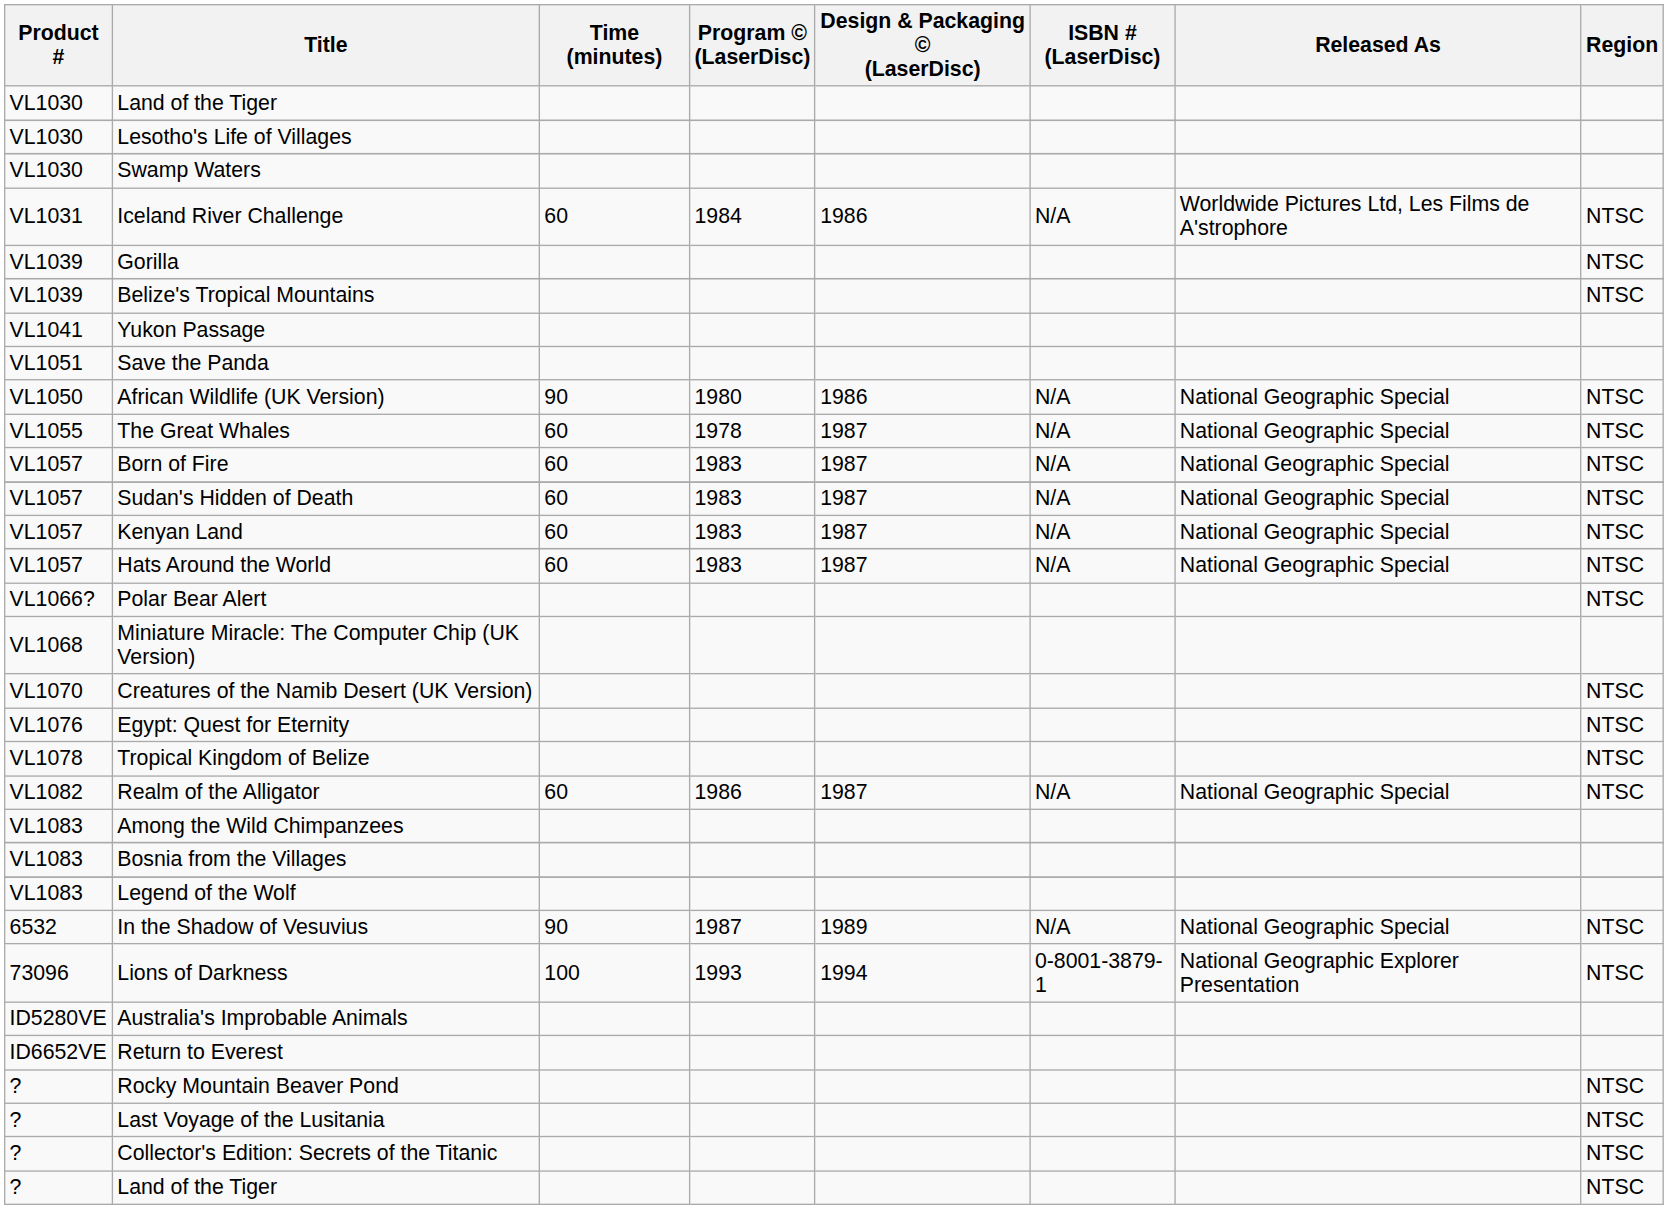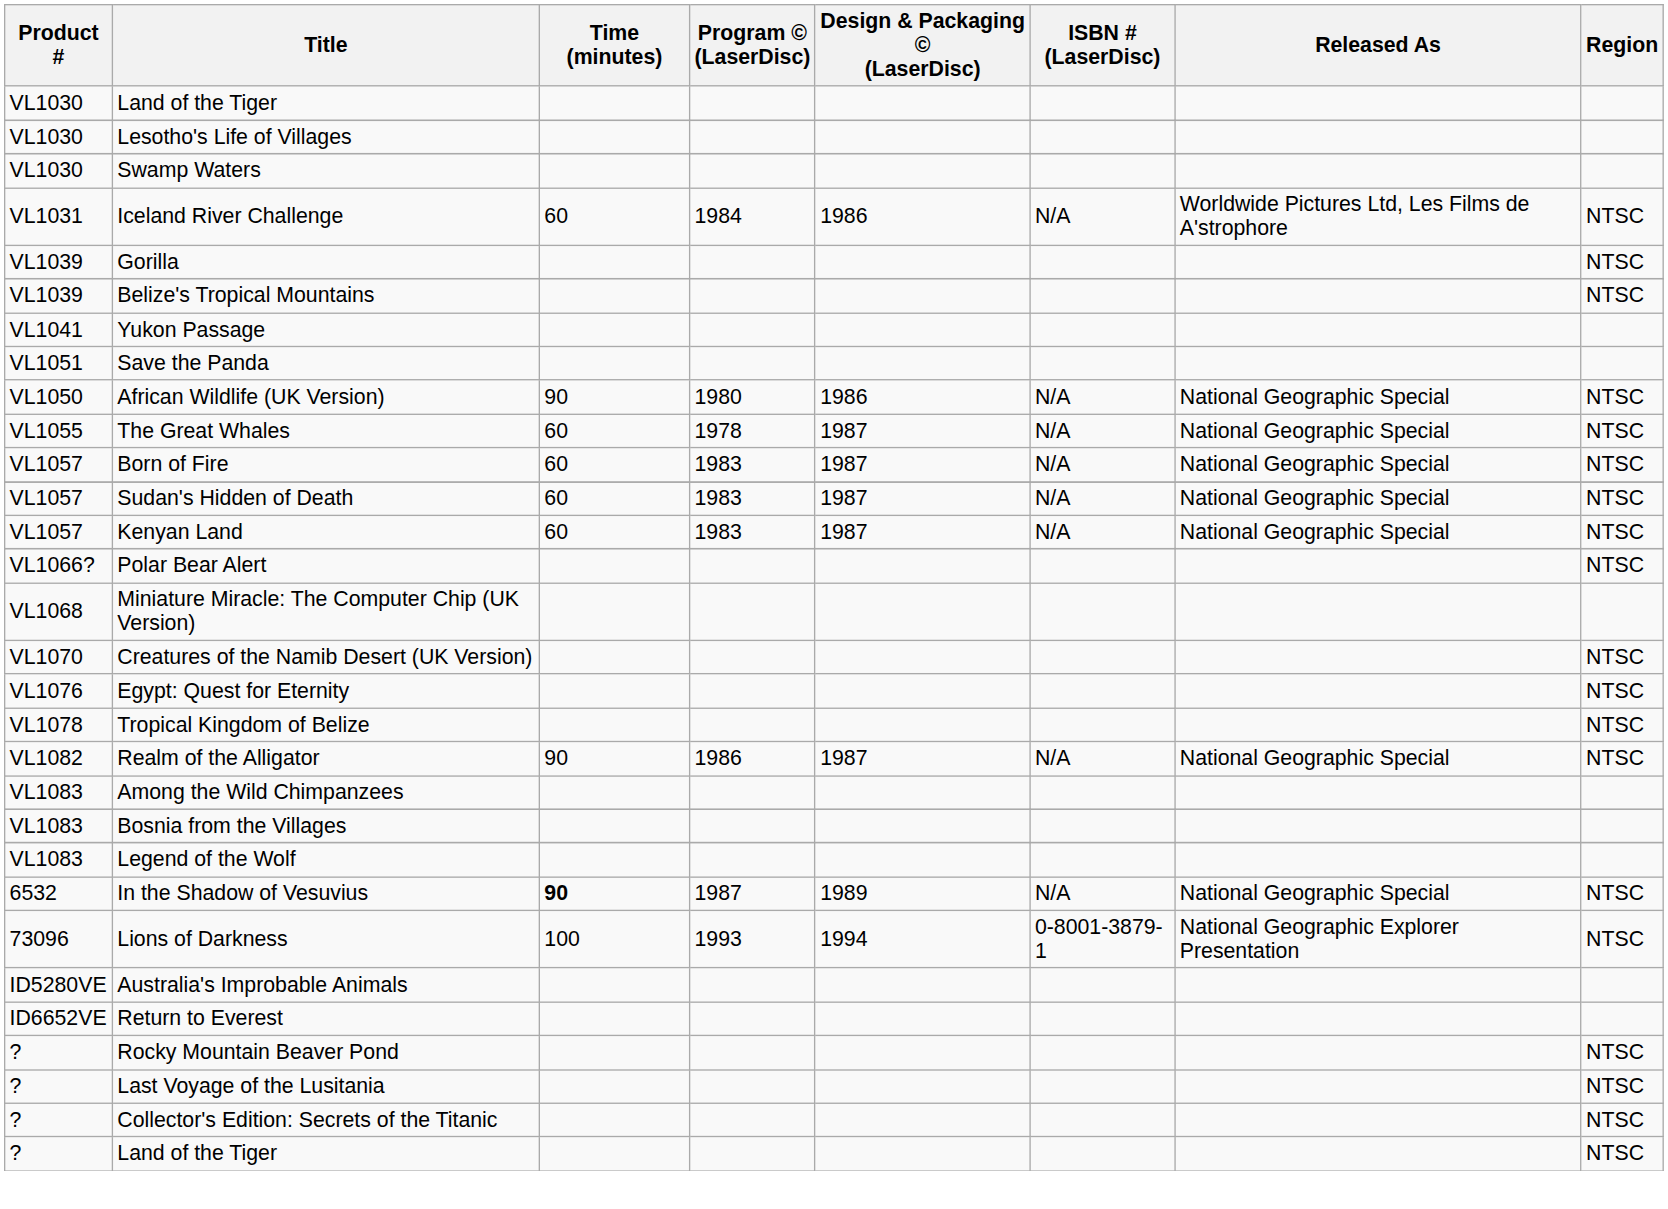- row: (46, 565)
(556, 792) 60 -> (556, 758) 90
(556, 927) normal -> (556, 893) bold
